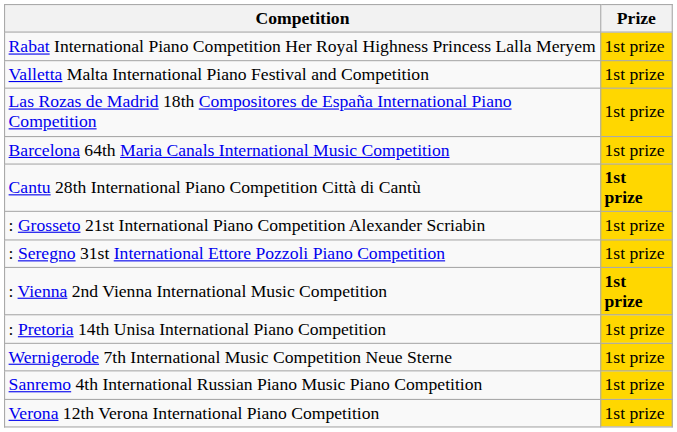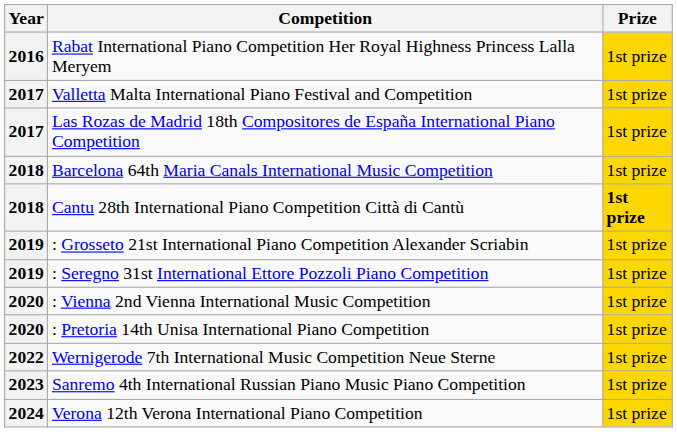+ column: (26, 18)
(624, 291) bold -> (637, 301) normal
